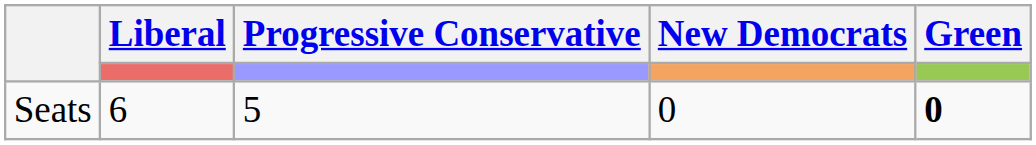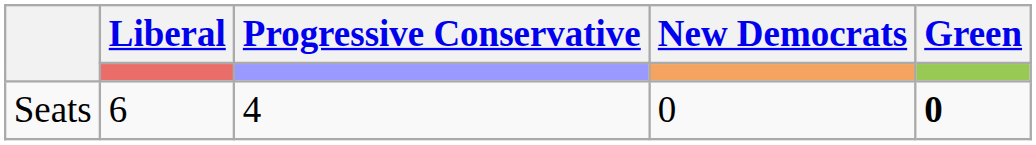(252, 109) 5 -> (252, 109) 4
